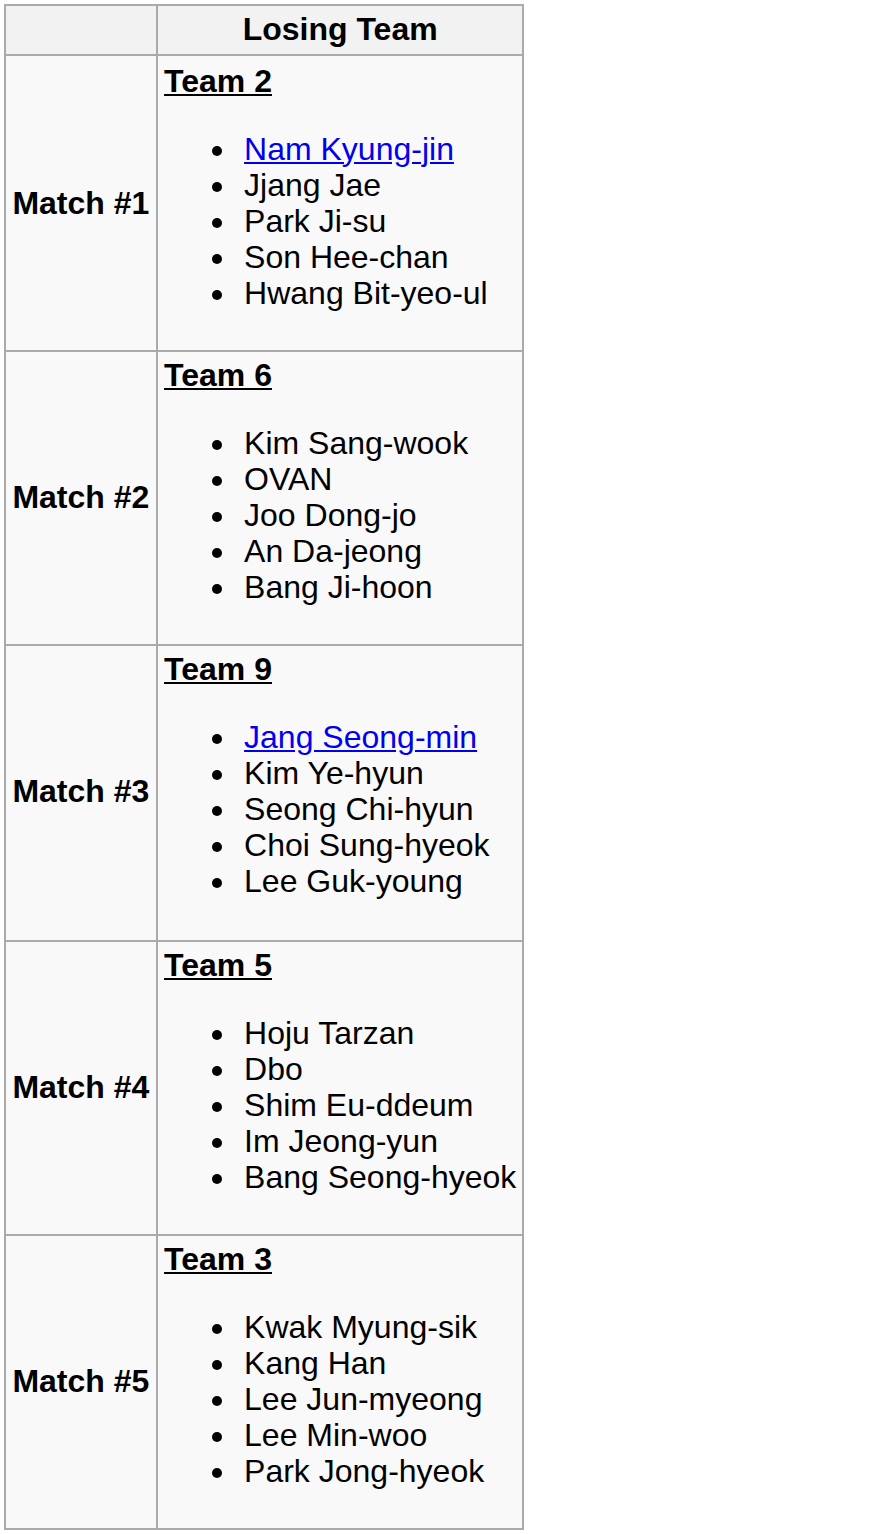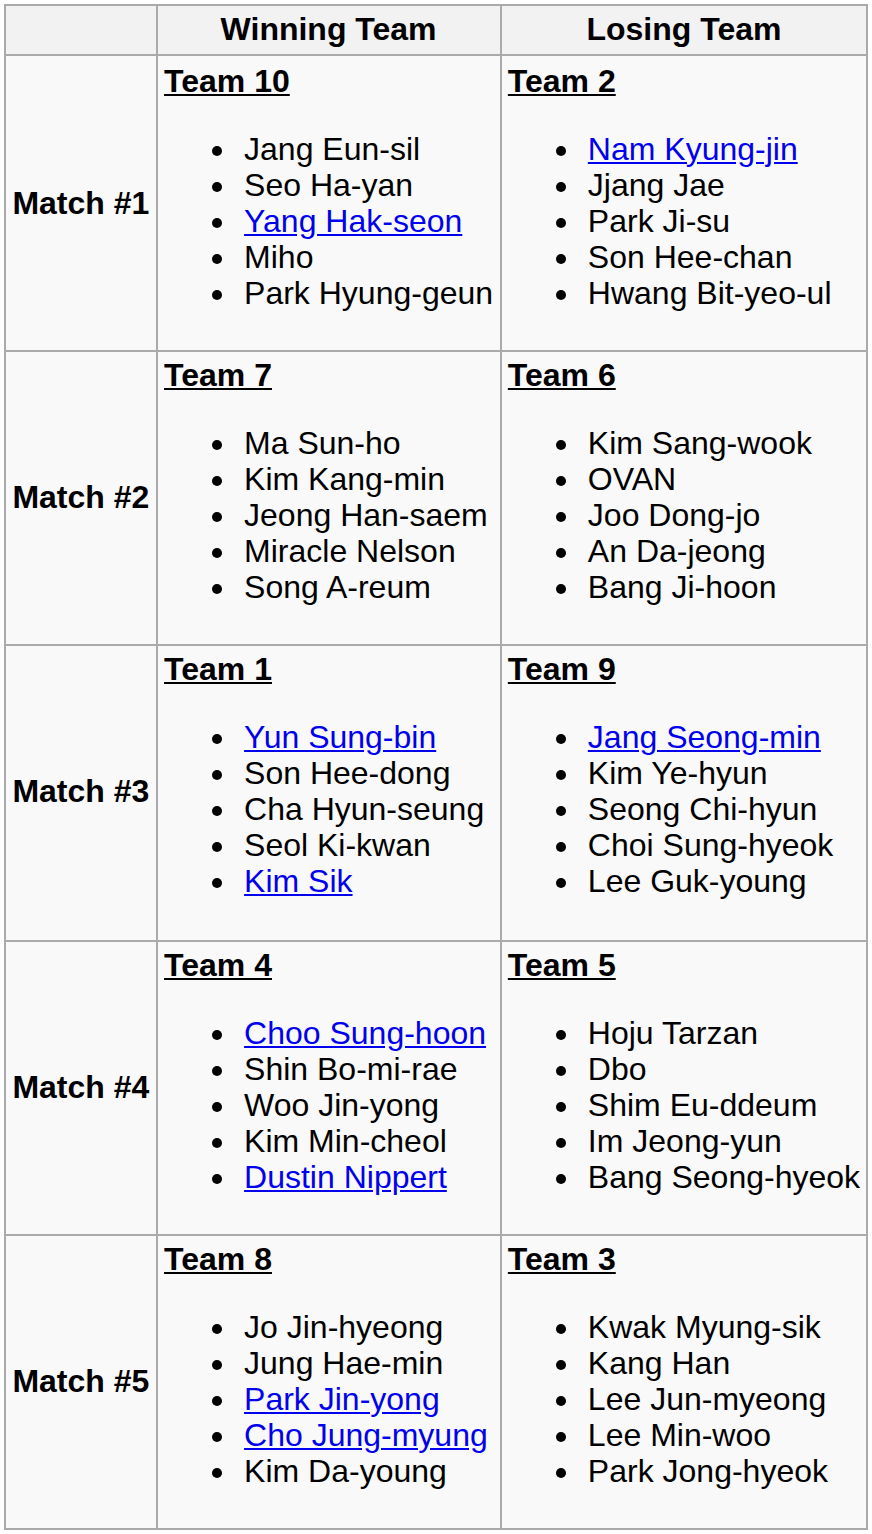+ column: (329, 29)
